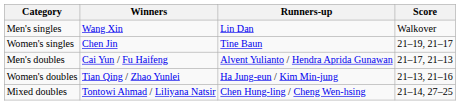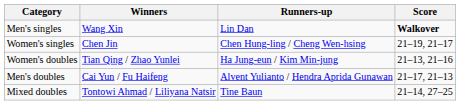(417, 28) normal -> (418, 28) bold
(241, 44) Tine Baun -> (293, 44) Chen Hung-ling / Cheng Wen-hsing
rows swapped: (36, 60) <-> (42, 76)
(293, 92) Chen Hung-ling / Cheng Wen-hsing -> (241, 92) Tine Baun
